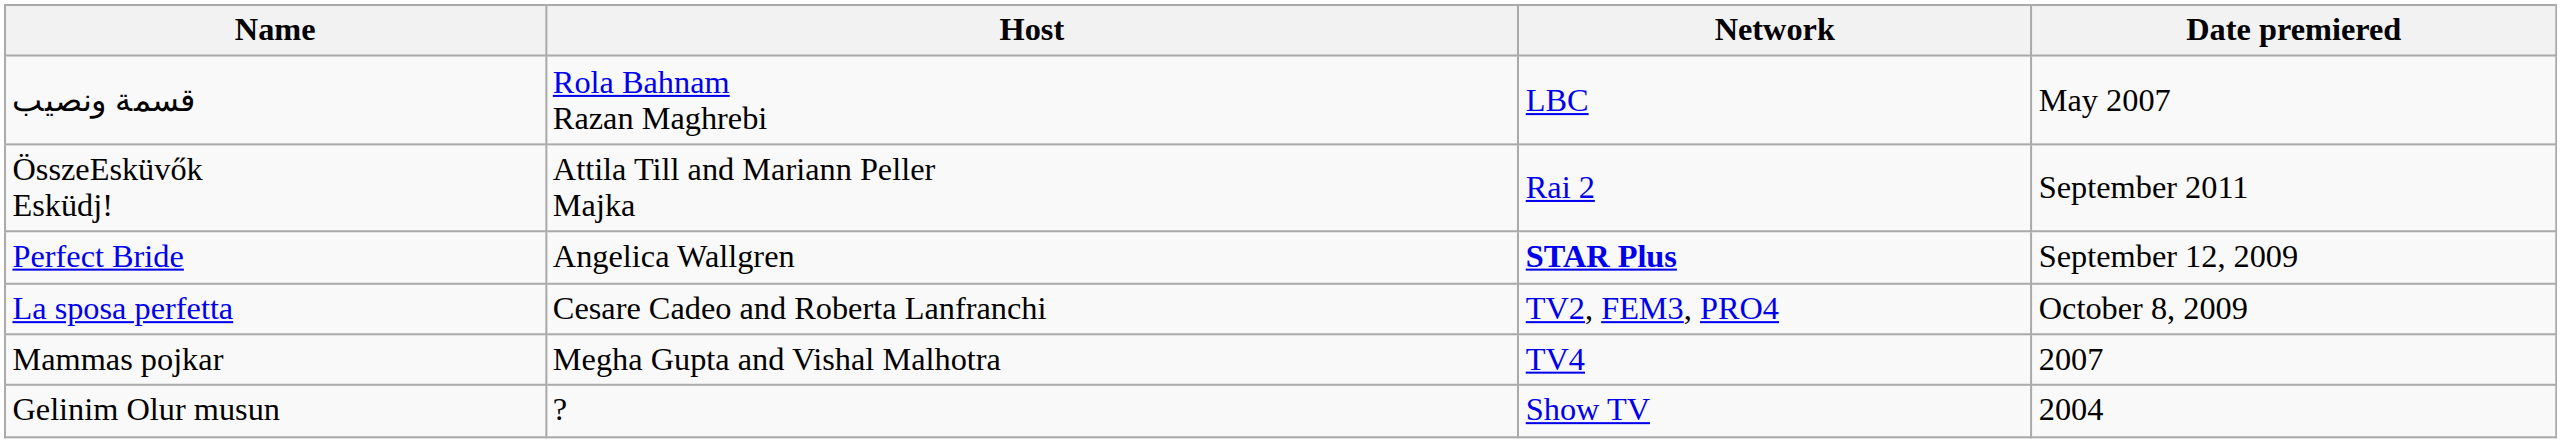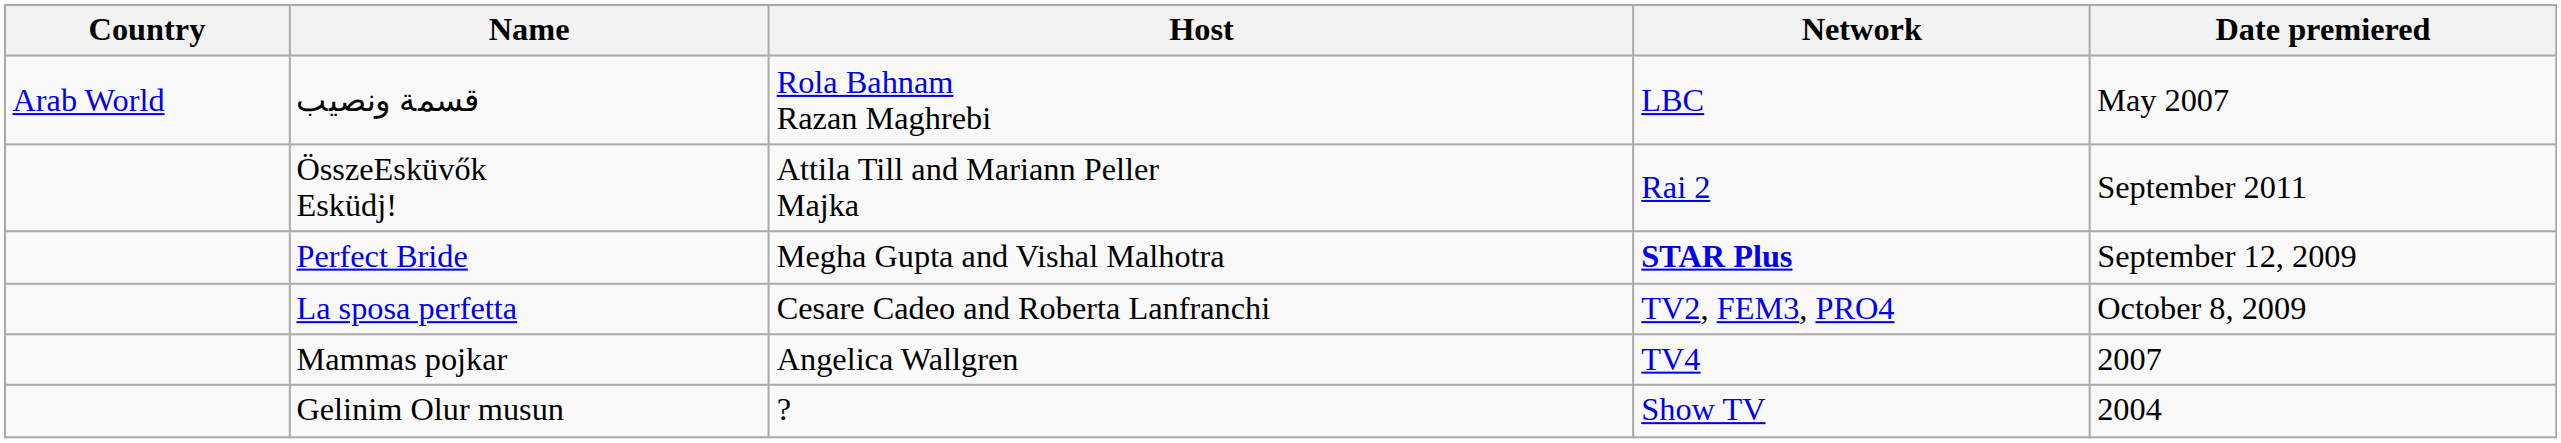+ column: (147, 30)
(674, 256) Angelica Wallgren -> (1001, 256) Megha Gupta and Vishal Malhotra
(777, 359) Megha Gupta and Vishal Malhotra -> (898, 359) Angelica Wallgren
